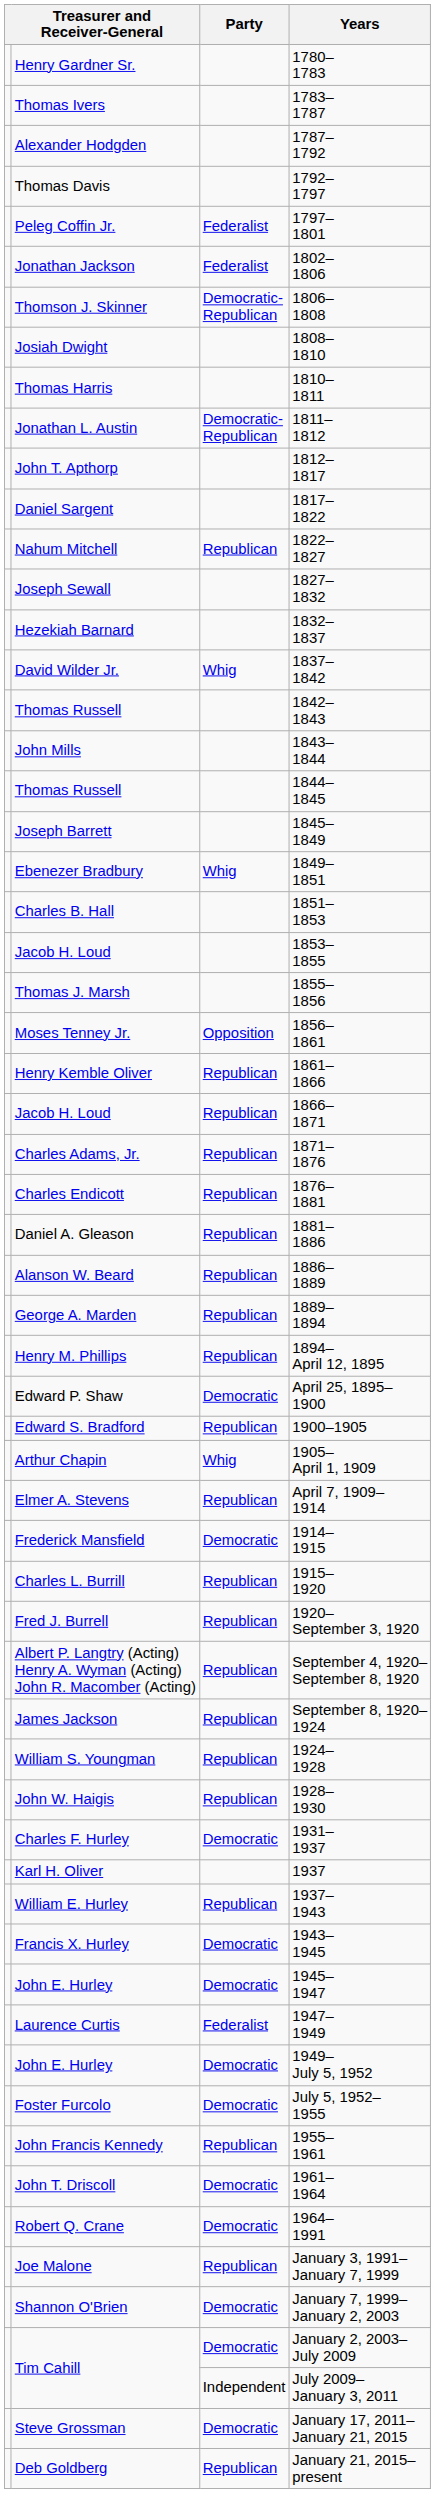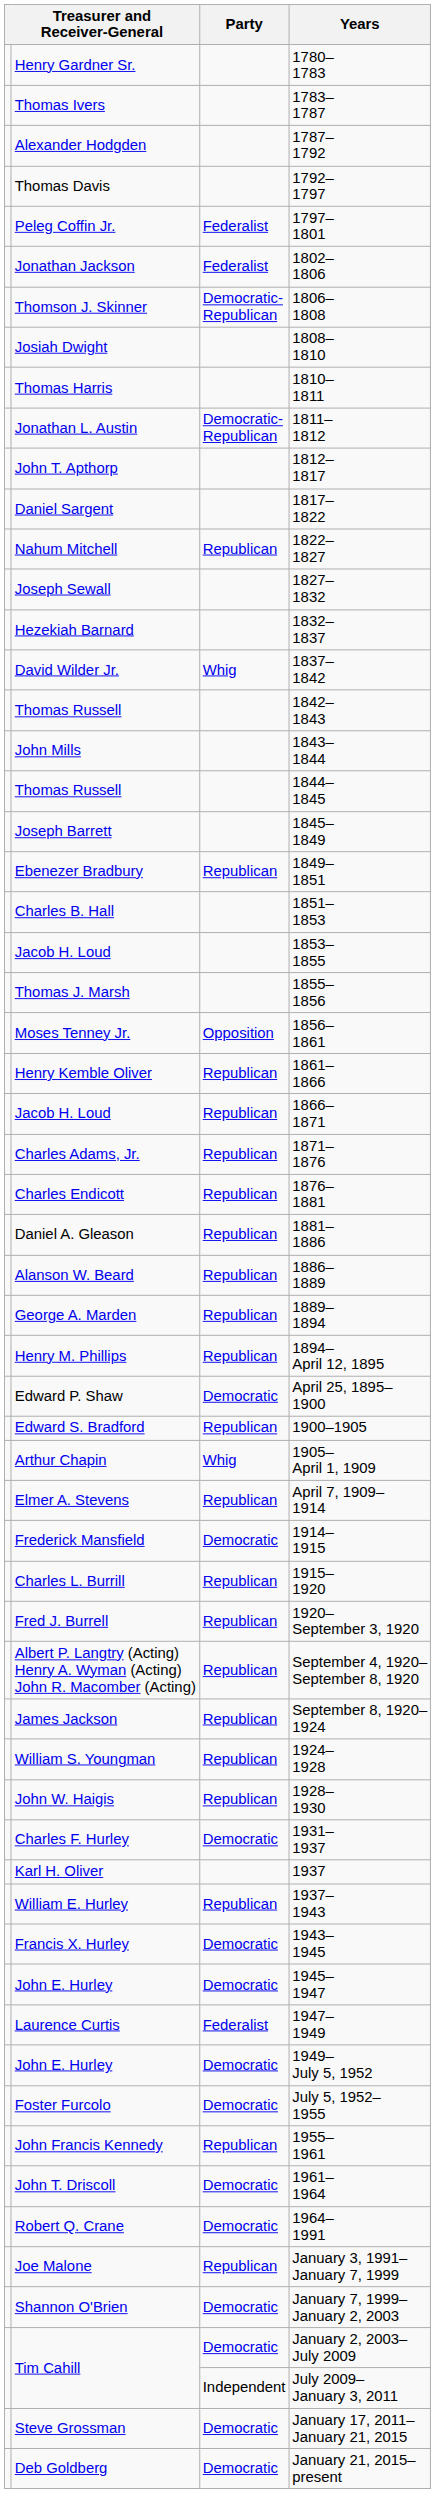(220, 871) Whig -> (240, 871) Republican
(240, 2468) Republican -> (240, 2468) Democratic
